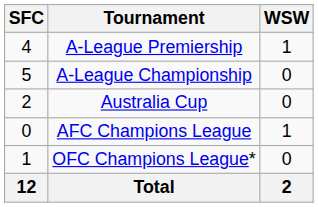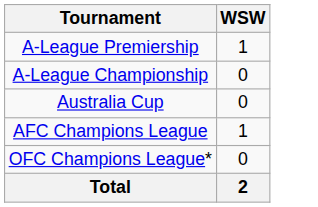- column: (26, 18)
